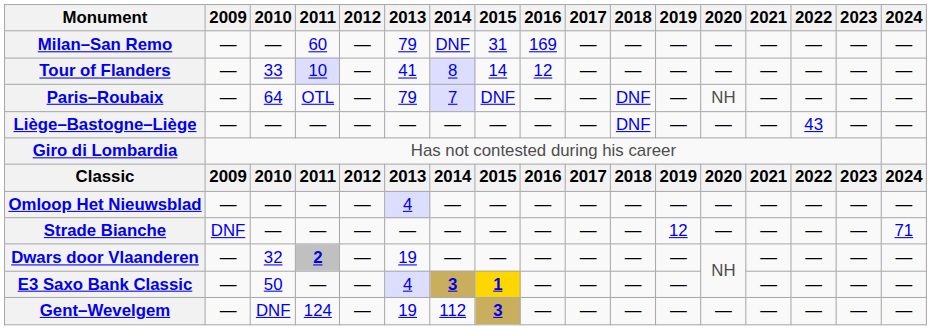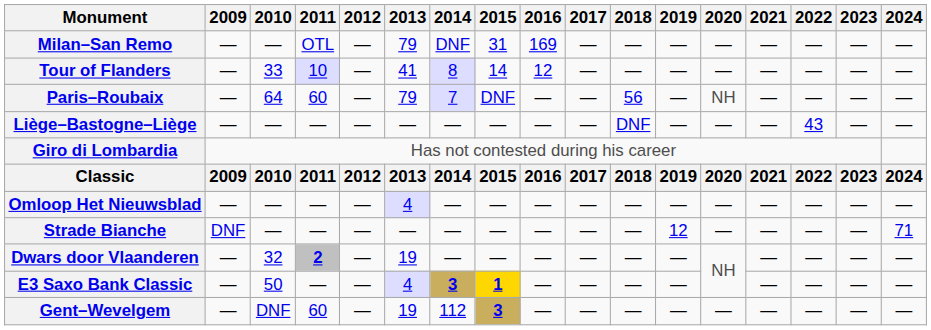(318, 44) 60 -> (318, 44) OTL
(318, 97) OTL -> (318, 97) 60
(633, 97) DNF -> (633, 97) 56
(318, 310) 124 -> (318, 310) 60
